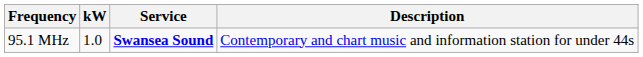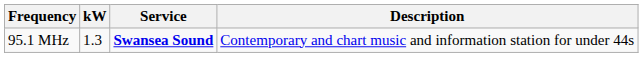(93, 40) 1.0 -> (93, 40) 1.3
